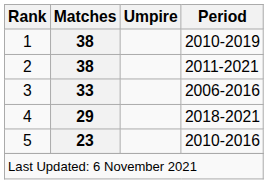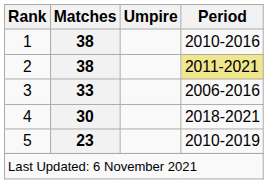(222, 41) 2010-2019 -> (222, 41) 2010-2016
(222, 66) no background -> (222, 66) khaki background
(85, 116) 29 -> (85, 116) 30
(222, 141) 2010-2016 -> (222, 141) 2010-2019
